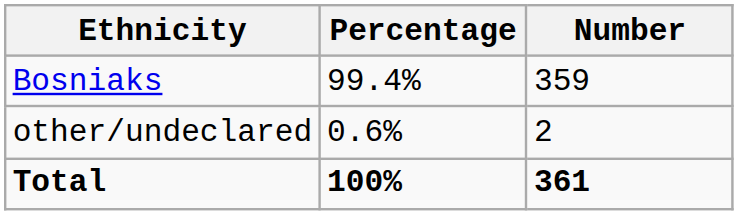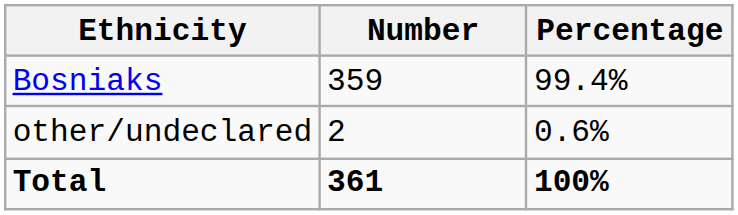columns swapped: (630, 31) <-> (423, 31)
